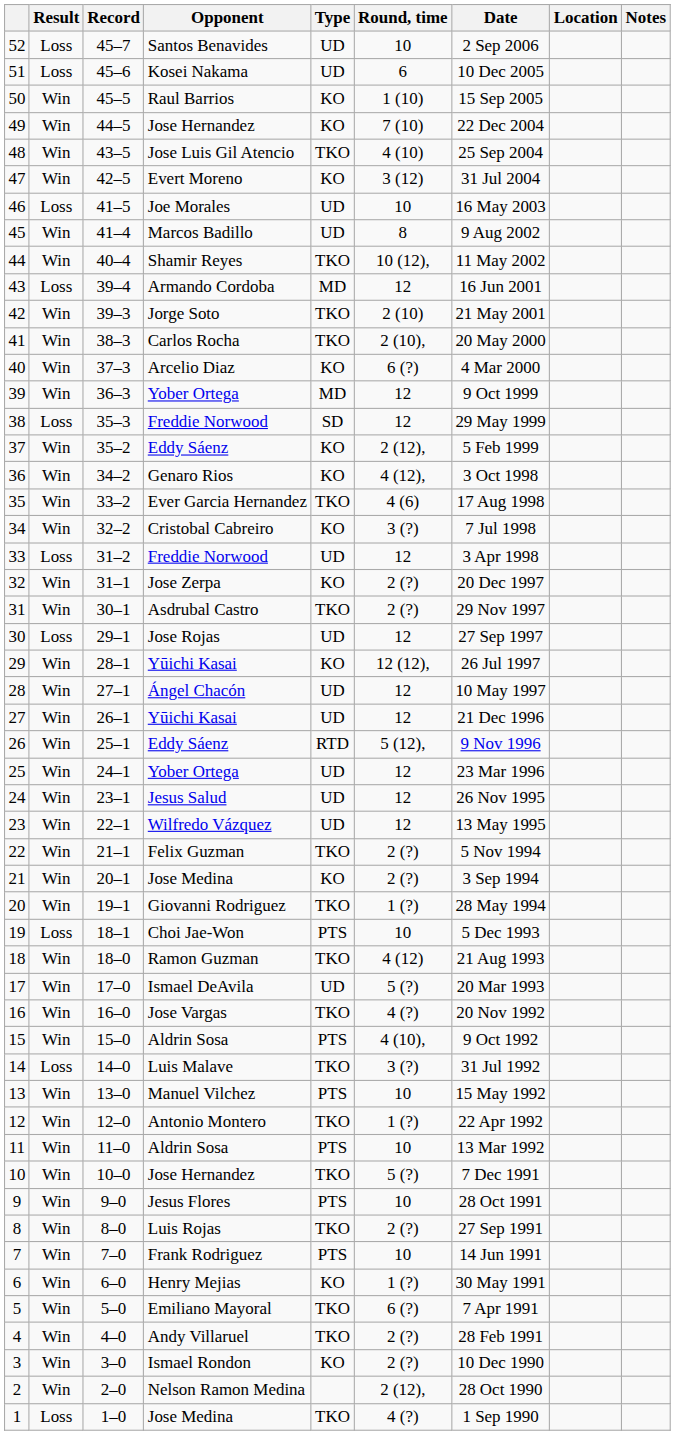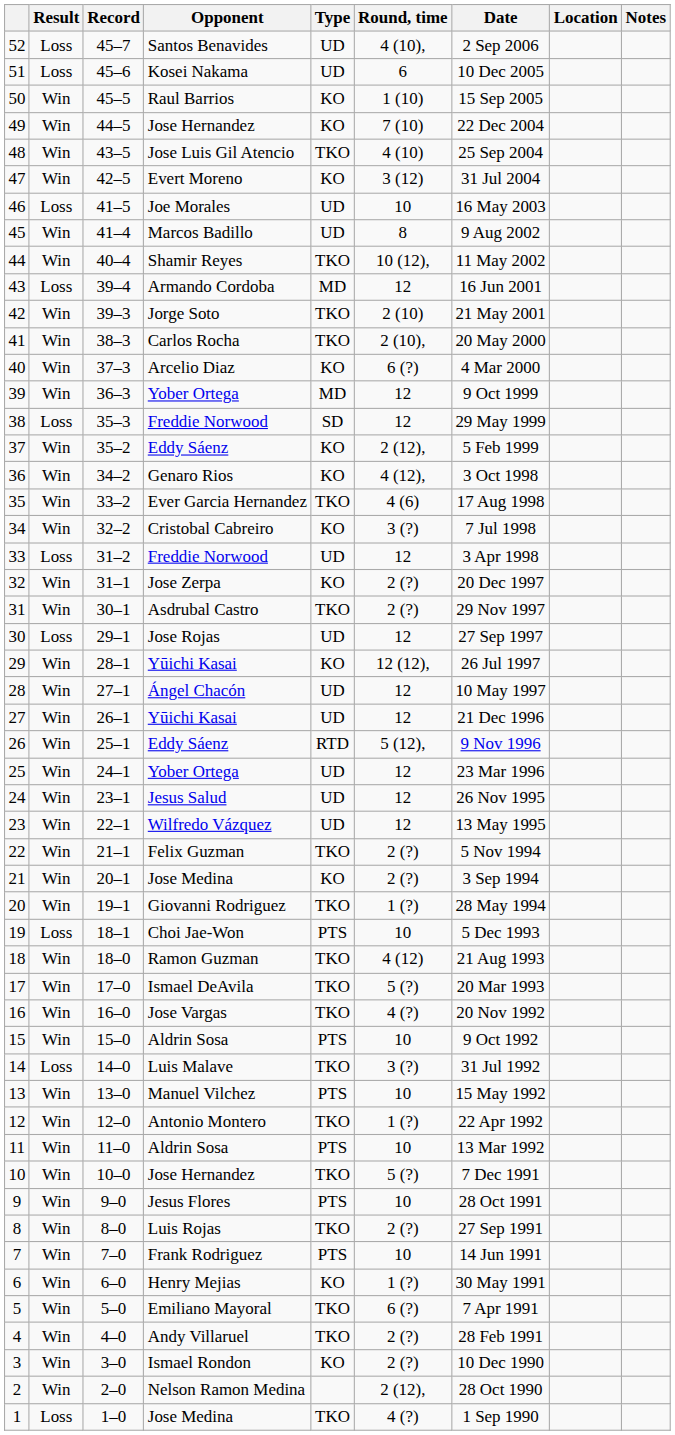(403, 44) 10 -> (403, 44) 4 (10),
(332, 986) UD -> (332, 986) TKO
(403, 1040) 4 (10), -> (403, 1040) 10
